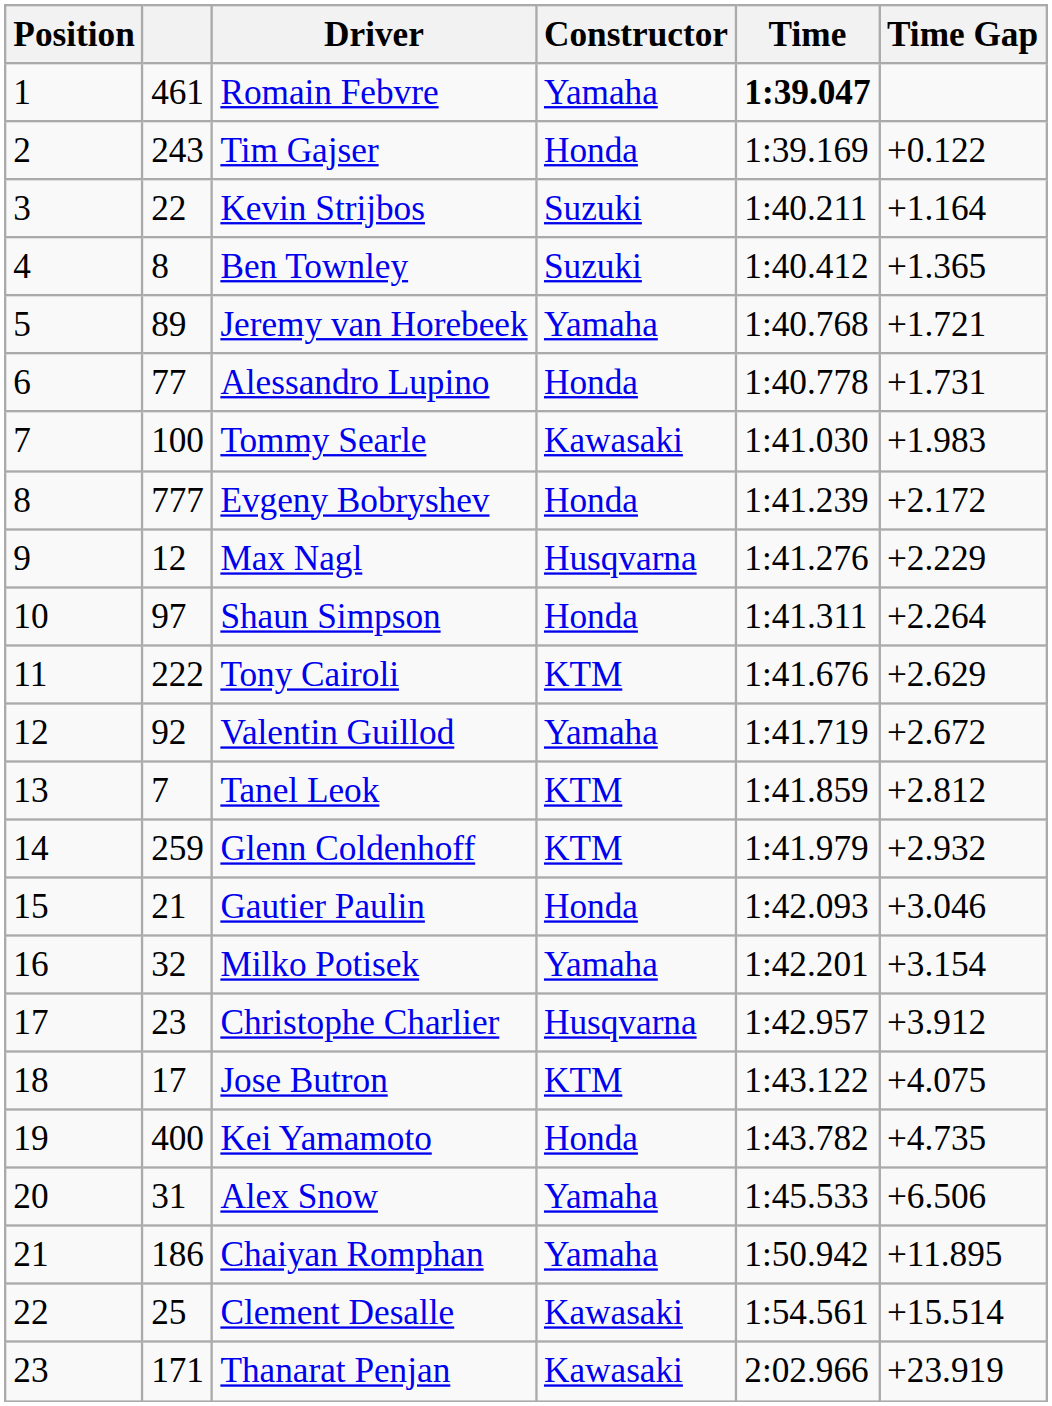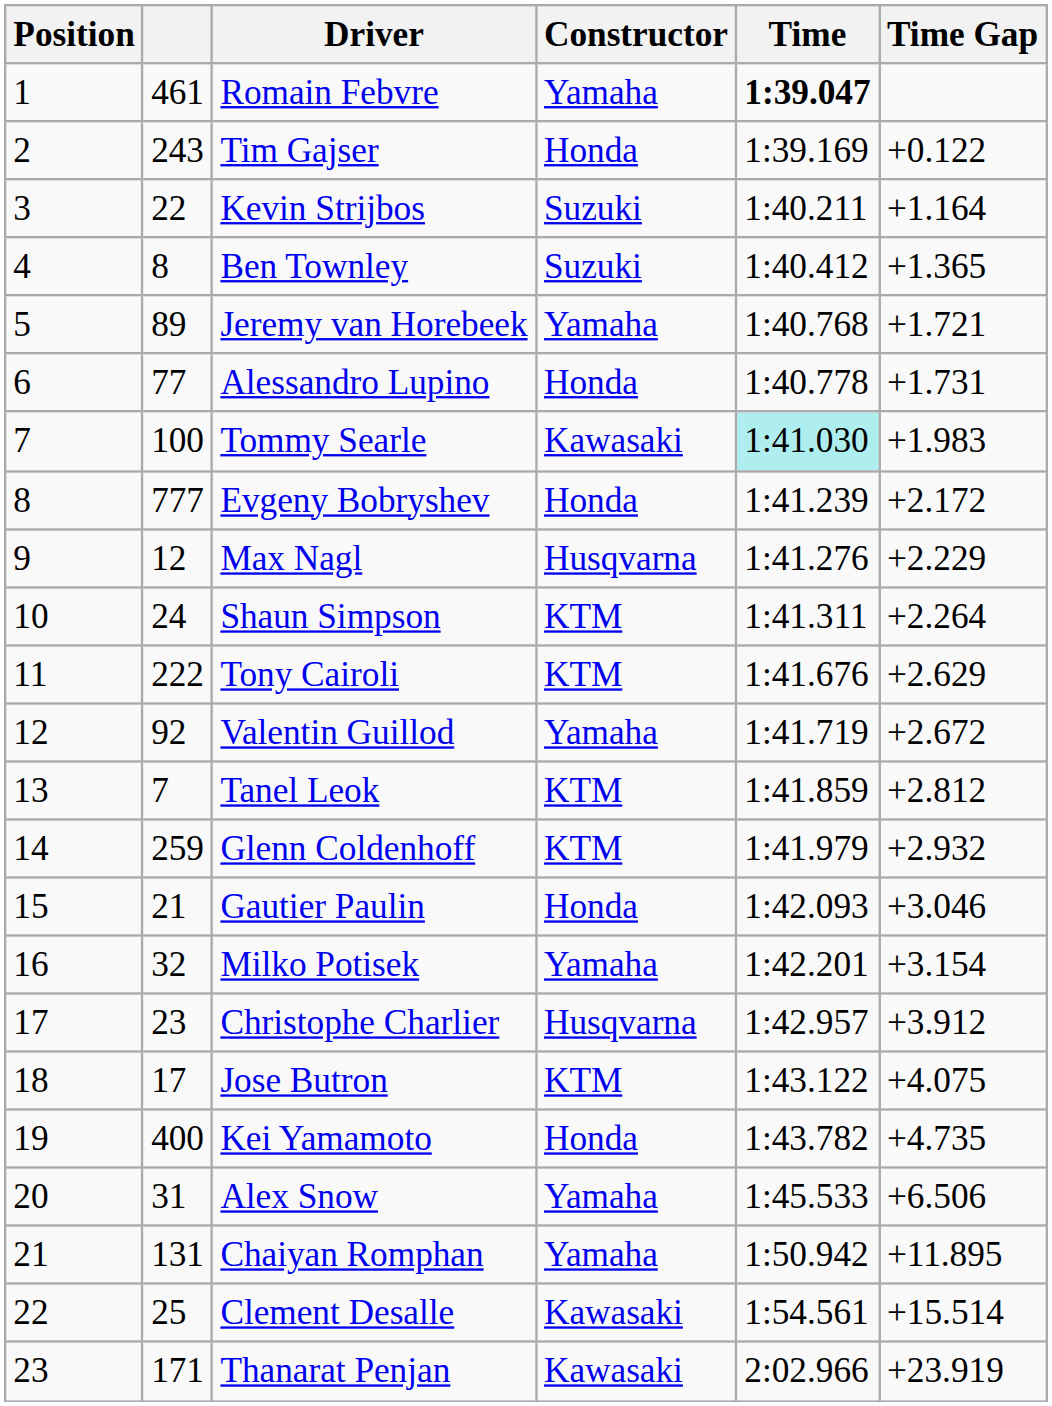(807, 440) no background -> (807, 440) paleturquoise background
(169, 615) 97 -> (169, 615) 24
(591, 615) Honda -> (583, 615) KTM
(178, 1254) 186 -> (178, 1254) 131
